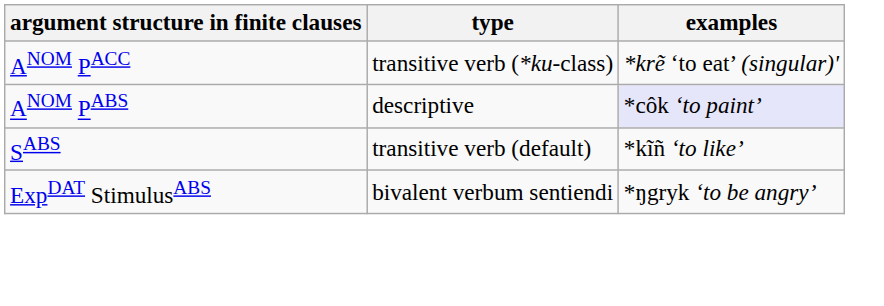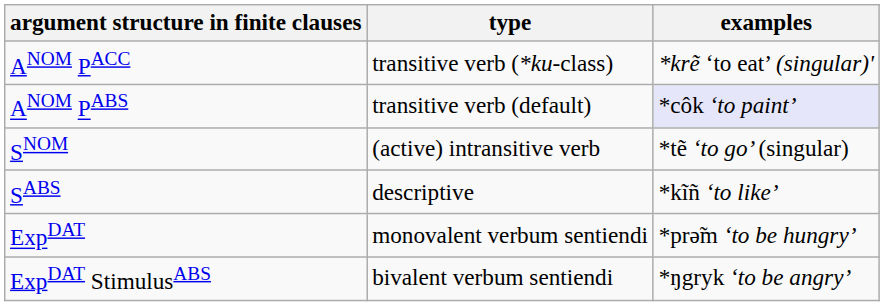(423, 105) descriptive -> (482, 105) transitive verb (default)
+ row: (39, 148)
(482, 148) transitive verb (default) -> (423, 192) descriptive
+ row: (48, 235)
